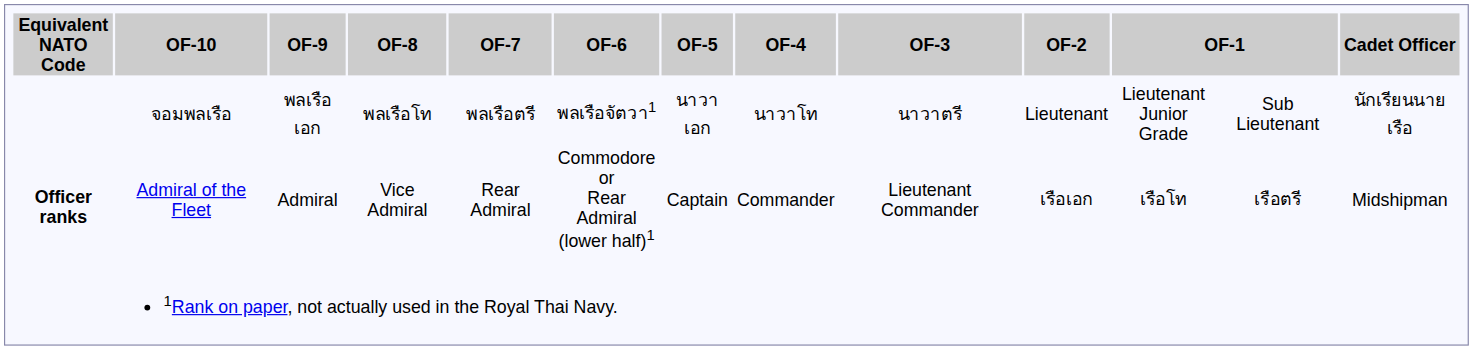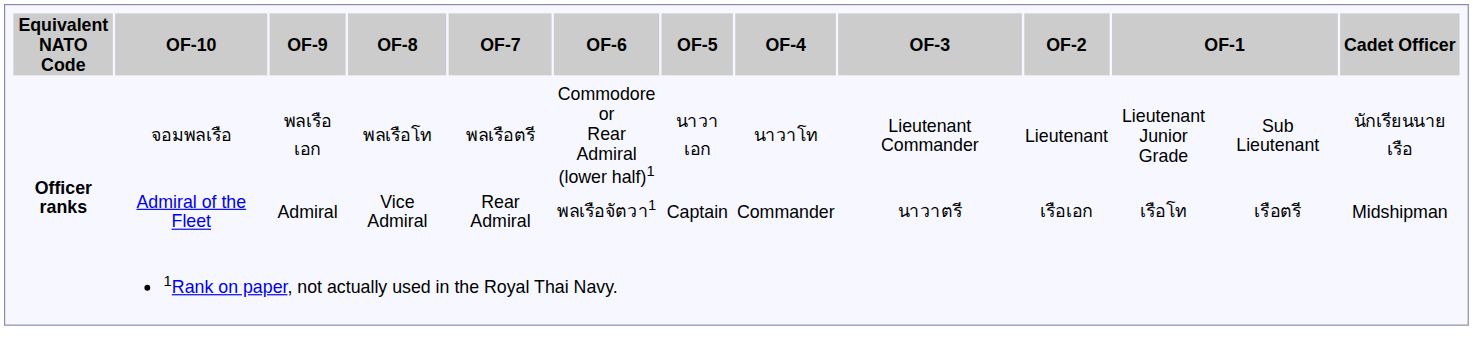(607, 111) พลเรือจัตวา1 -> (607, 135) Commodore or Rear Admiral (lower half)1
(930, 113) นาวาตรี -> (930, 135) Lieutenant Commander
(607, 199) Commodore or Rear Admiral (lower half)1 -> (607, 209) พลเรือจัตวา1
(930, 199) Lieutenant Commander -> (930, 211) นาวาตรี
